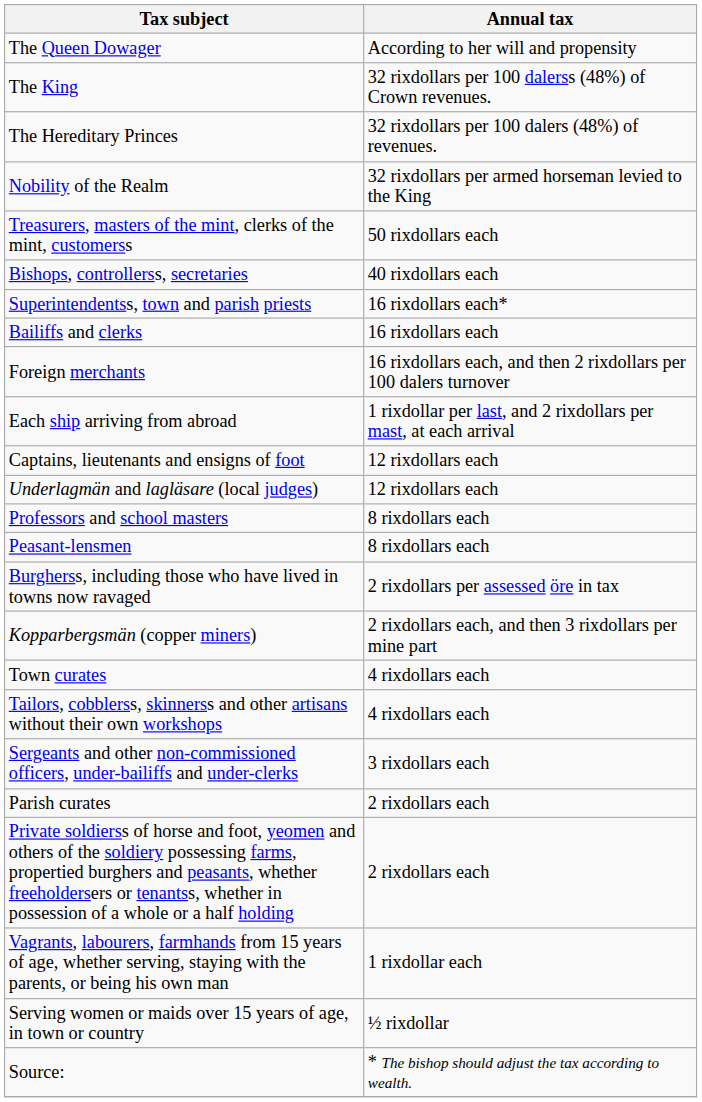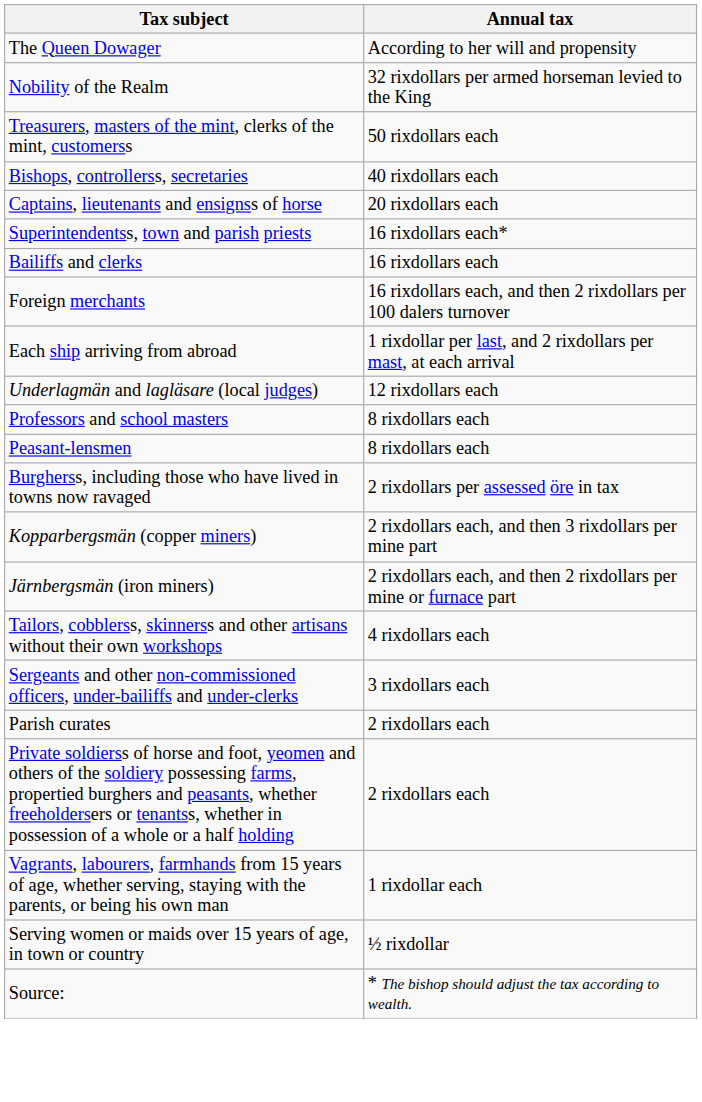- row: (43, 87)
- row: (93, 136)
+ row: (165, 204)
- row: (157, 460)
+ row: (111, 586)
- row: (58, 674)
